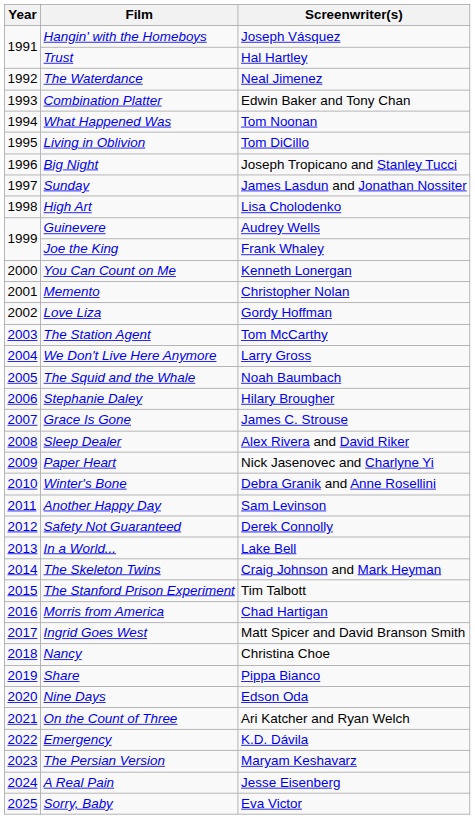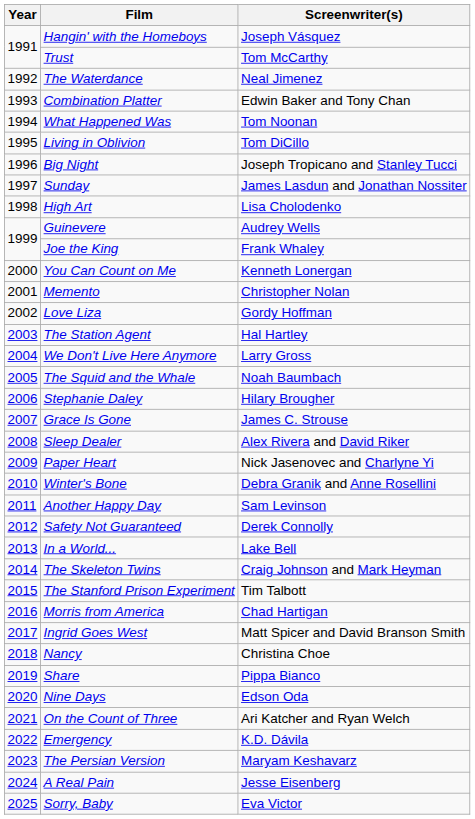(274, 57) Hal Hartley -> (284, 57) Tom McCarthy
(284, 334) Tom McCarthy -> (274, 334) Hal Hartley
